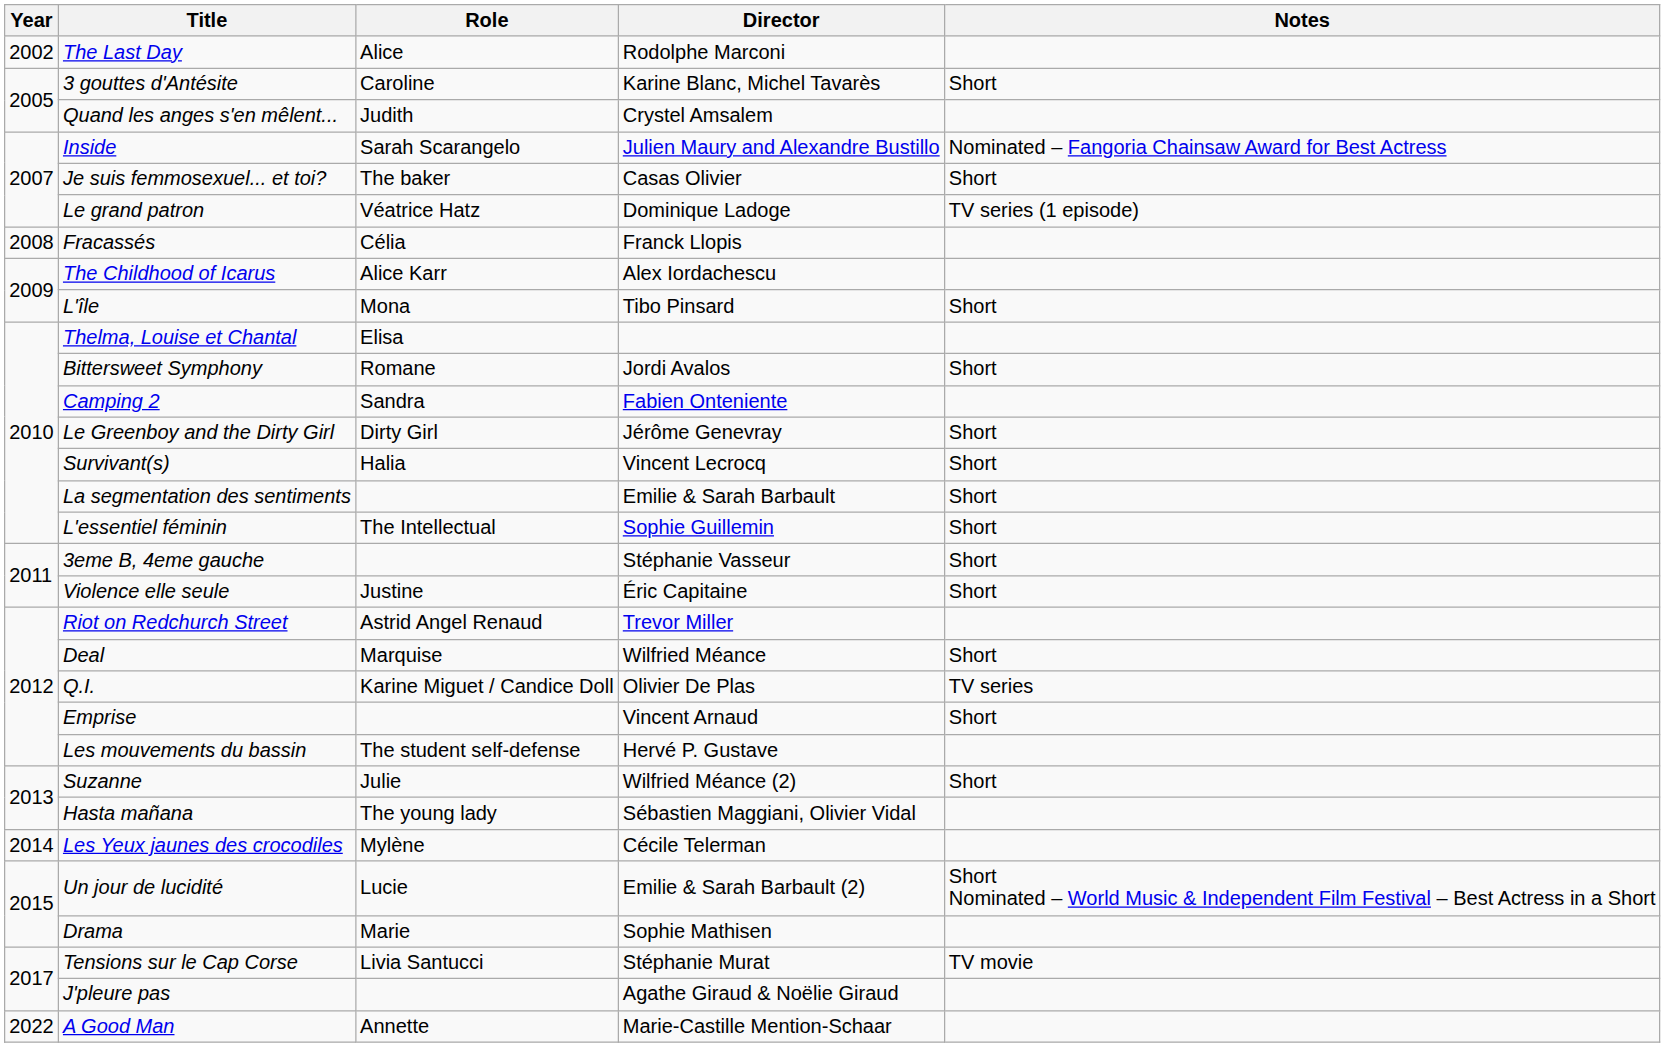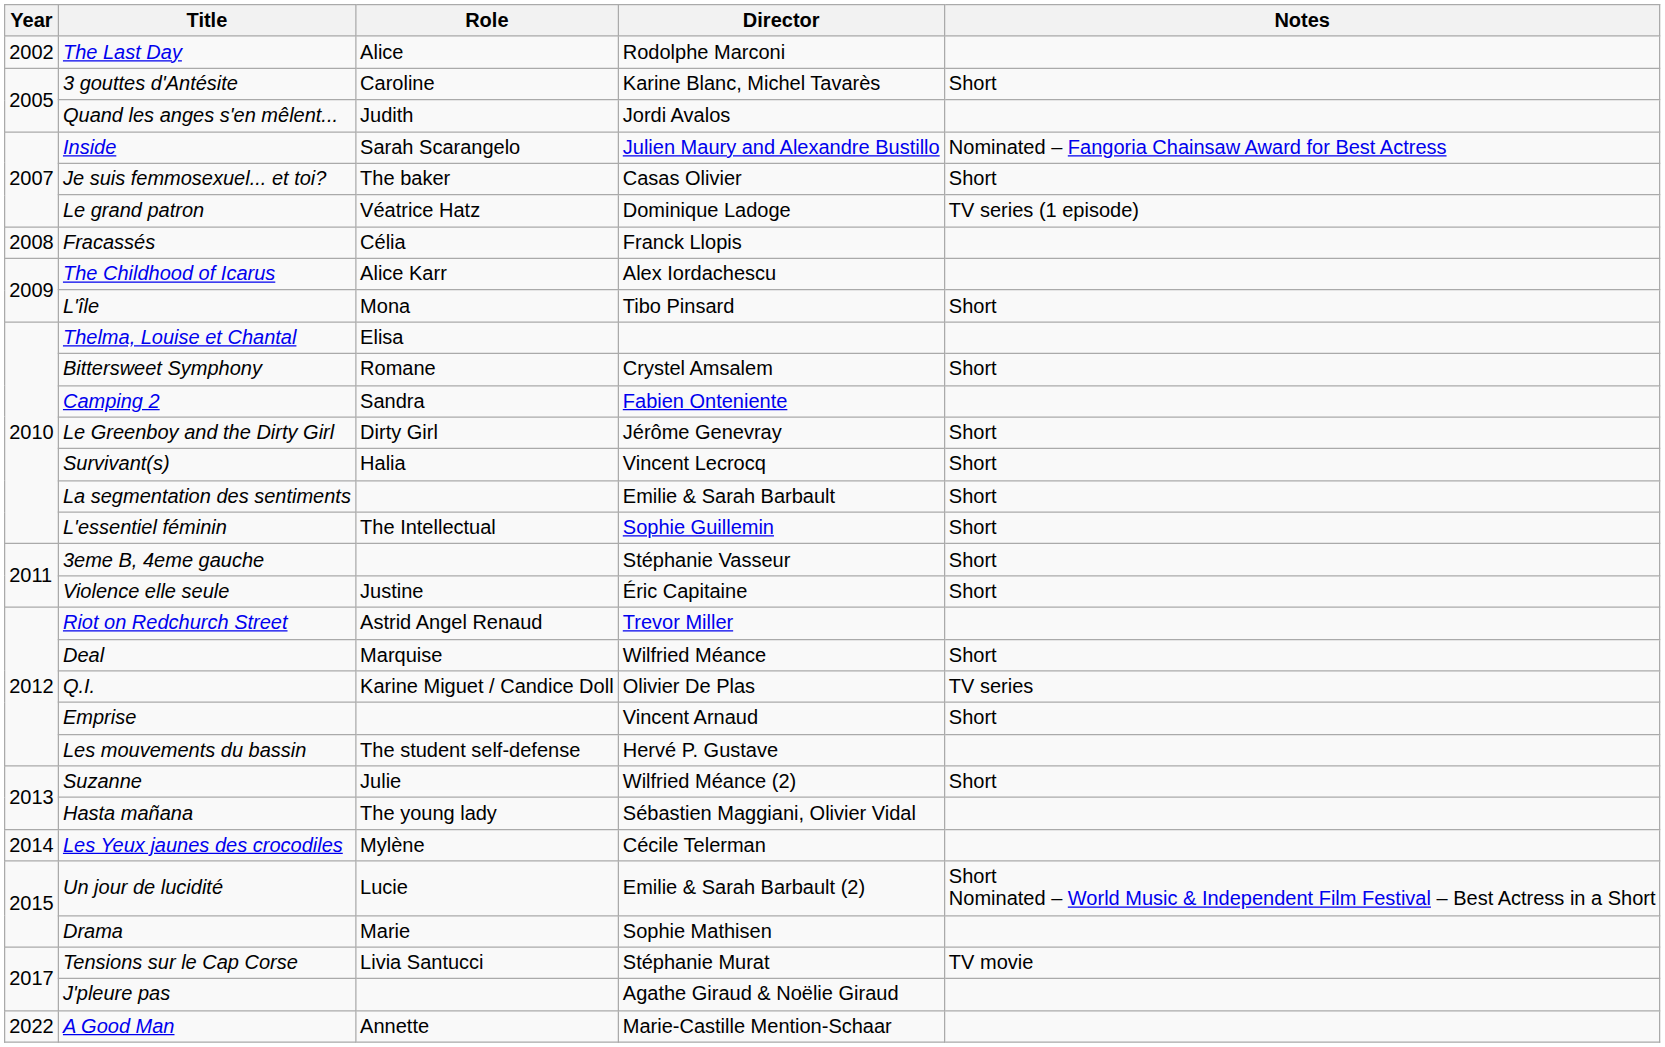(698, 115) Crystel Amsalem -> (677, 115) Jordi Avalos
(677, 369) Jordi Avalos -> (698, 369) Crystel Amsalem
